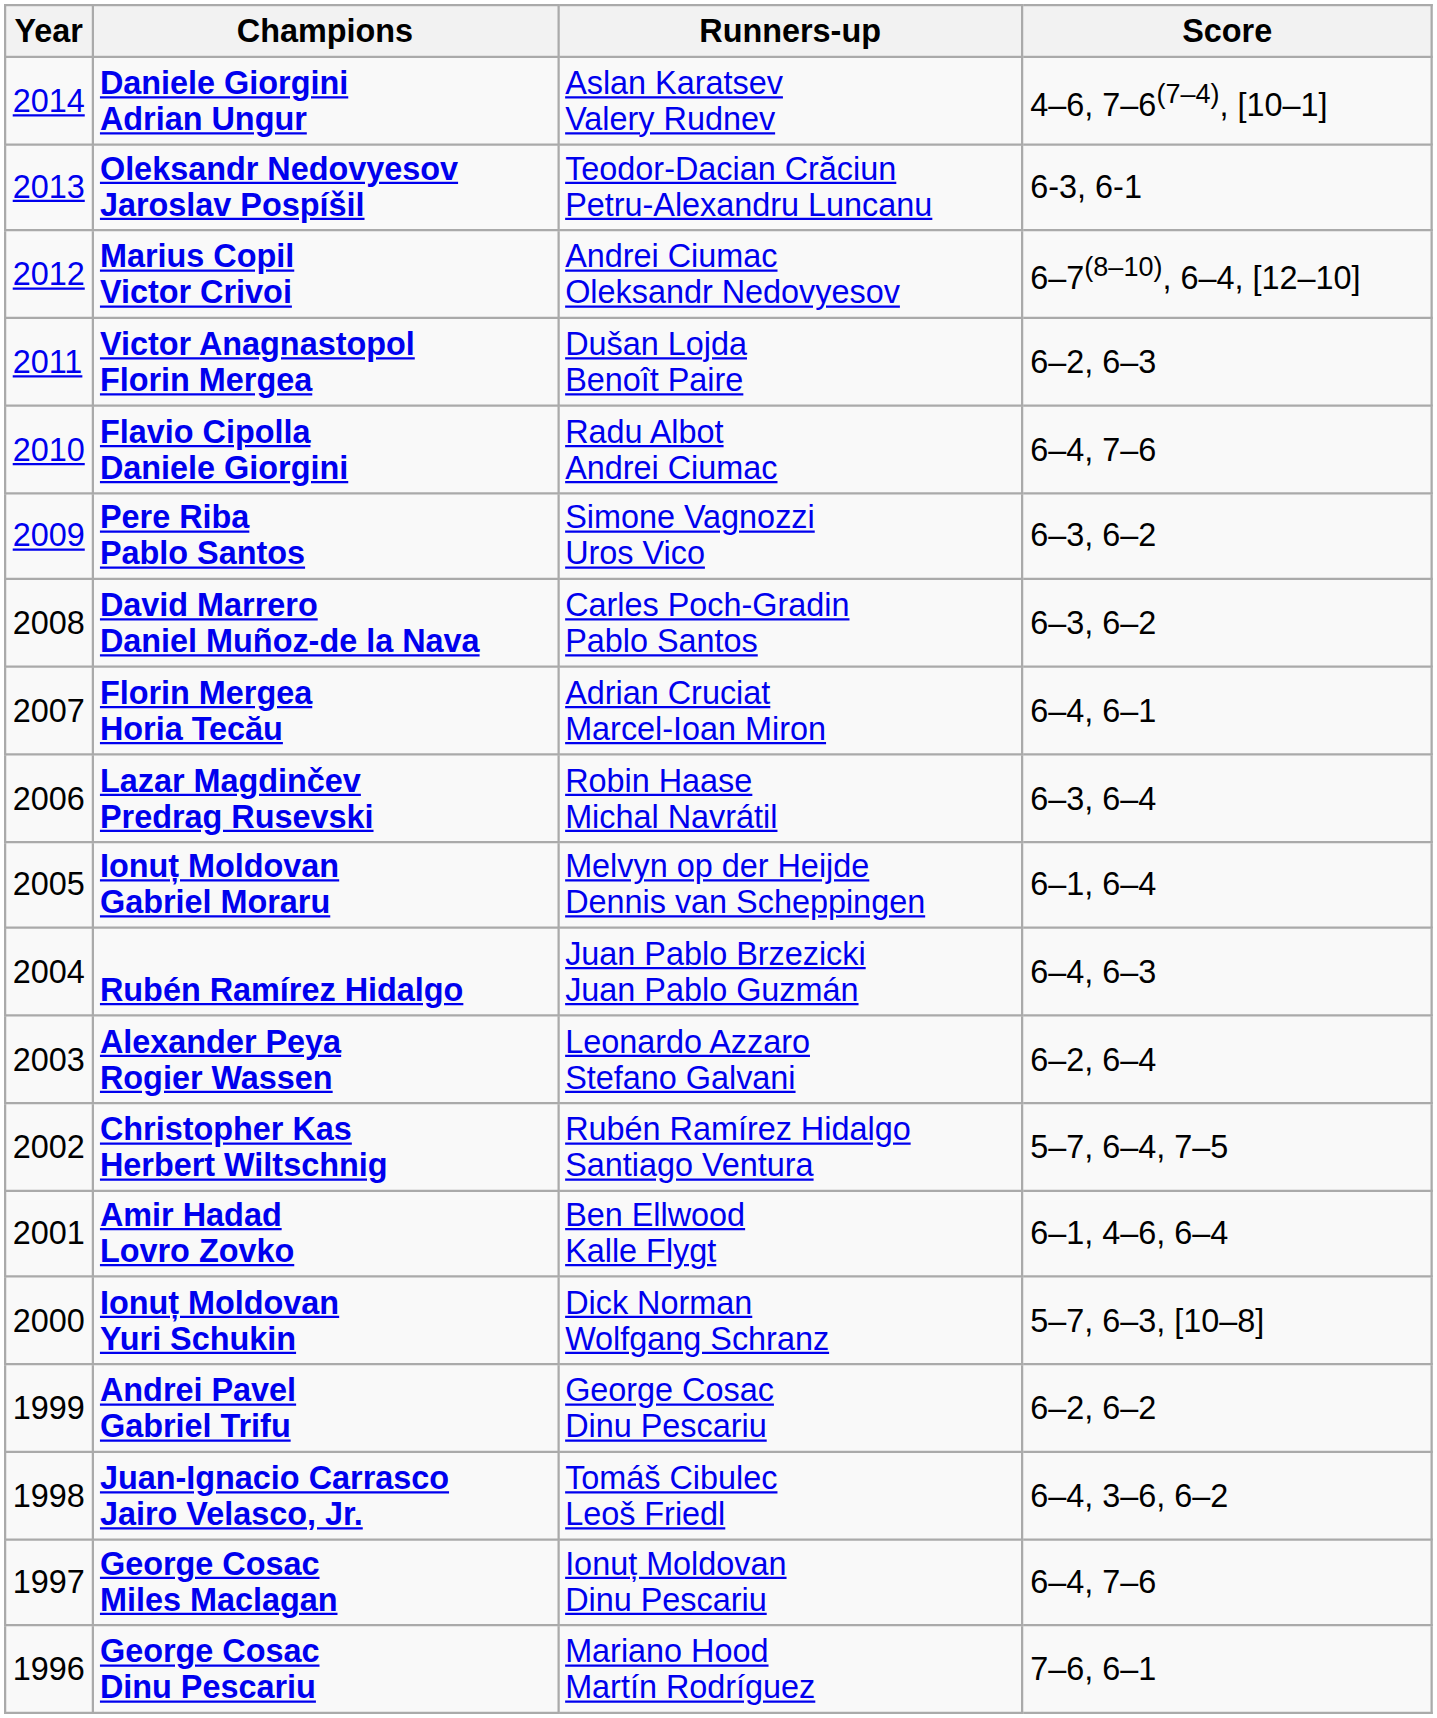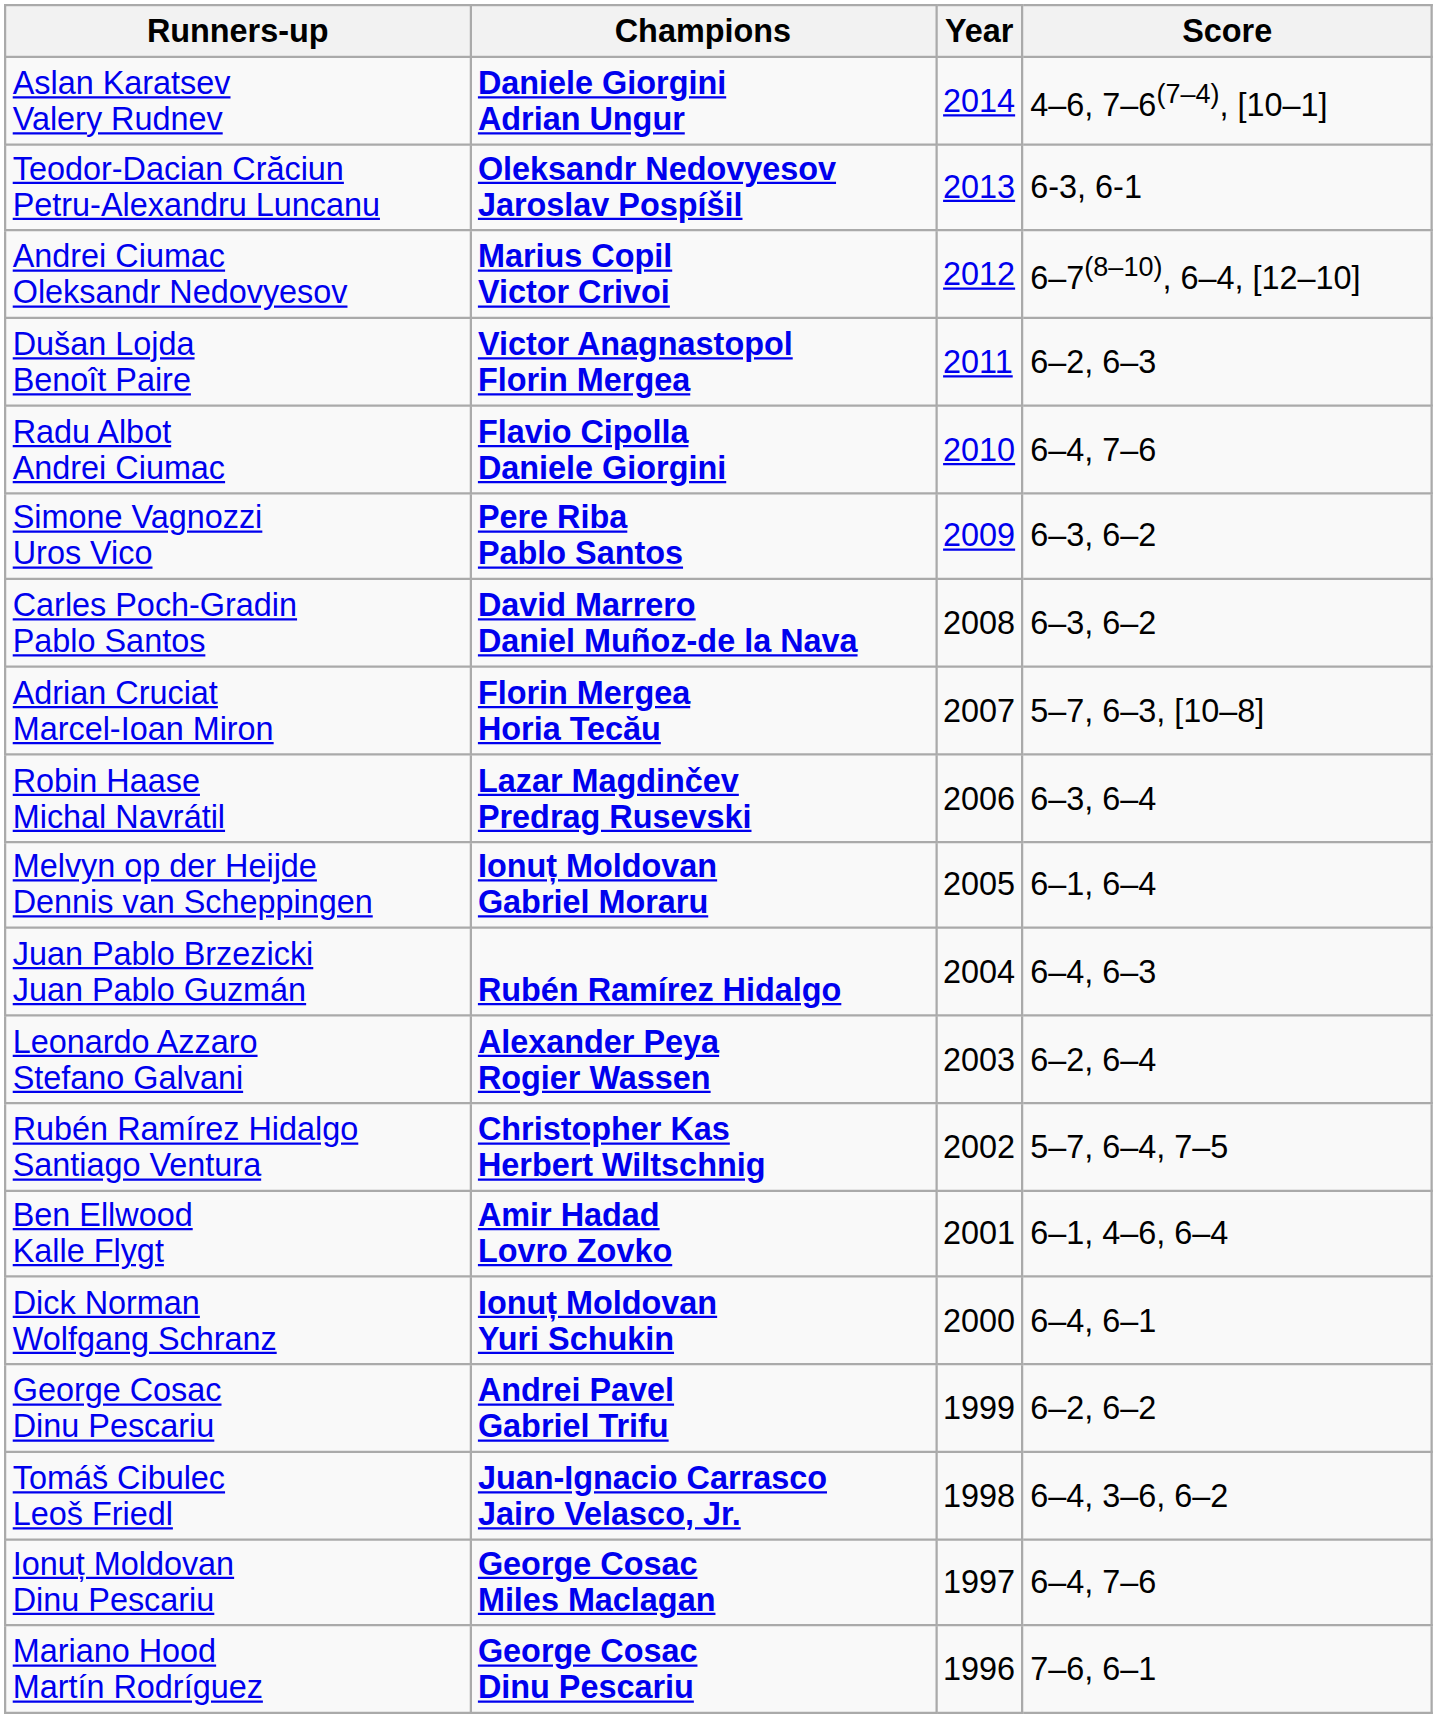columns swapped: (49, 31) <-> (790, 31)
(1093, 711) 6–4, 6–1 -> (1147, 711) 5–7, 6–3, [10–8]
(1147, 1321) 5–7, 6–3, [10–8] -> (1093, 1321) 6–4, 6–1
